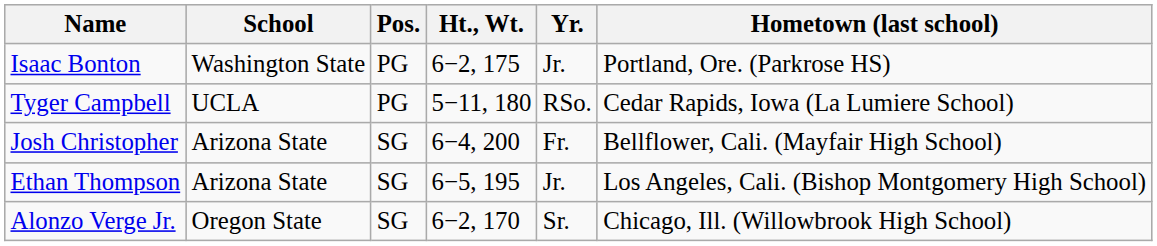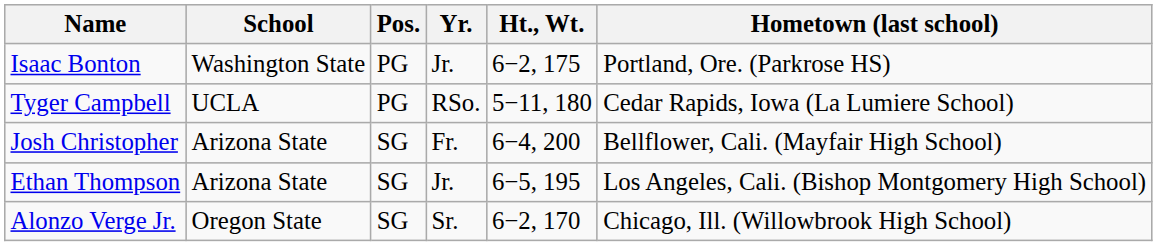columns swapped: (567, 24) <-> (481, 24)
